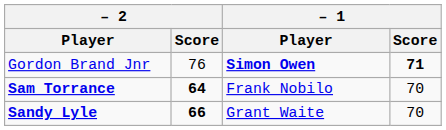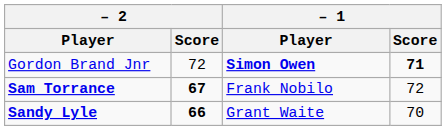(197, 65) 76 -> (197, 65) 72
(197, 89) 64 -> (197, 89) 67
(415, 89) 70 -> (415, 89) 72
